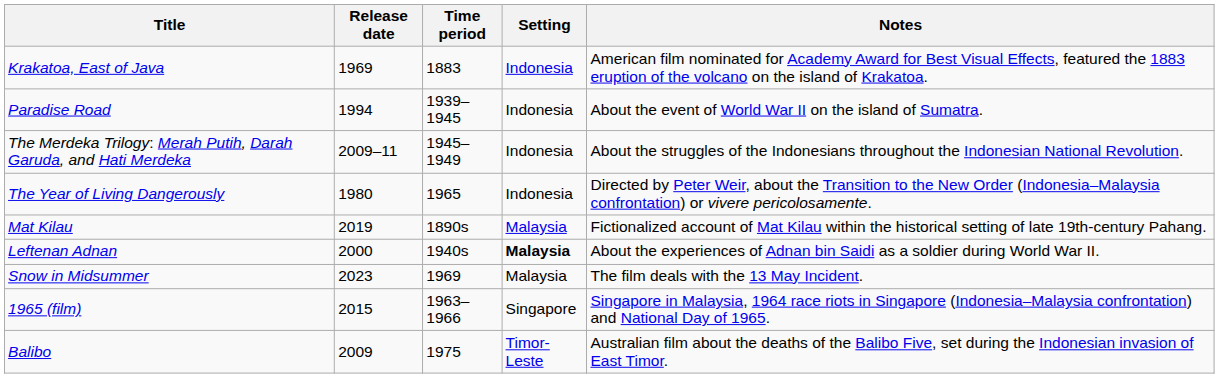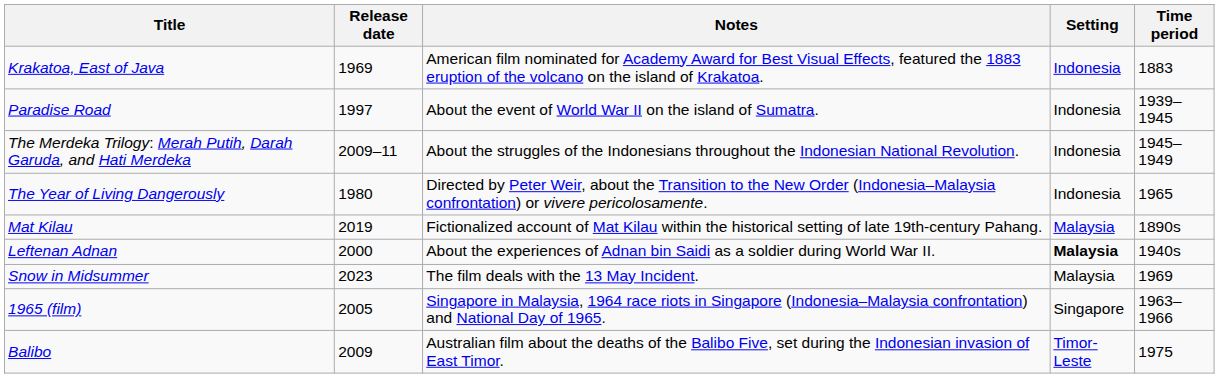columns swapped: (462, 25) <-> (900, 25)
(355, 109) 1994 -> (355, 109) 1997
(355, 309) 2015 -> (355, 309) 2005
